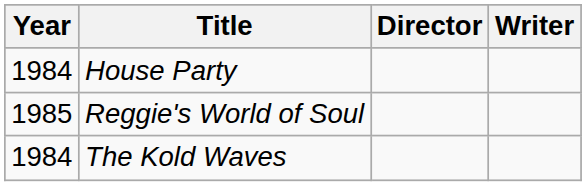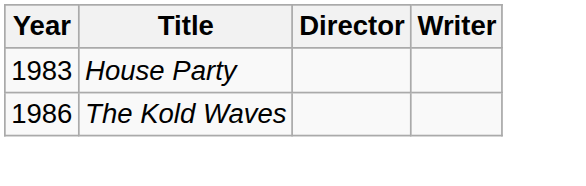(42, 69) 1984 -> (42, 69) 1983
- row: (225, 113)
(42, 157) 1984 -> (42, 113) 1986
